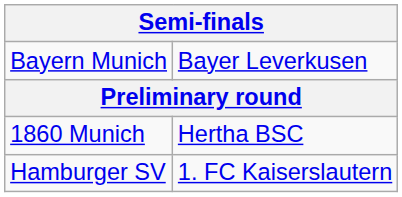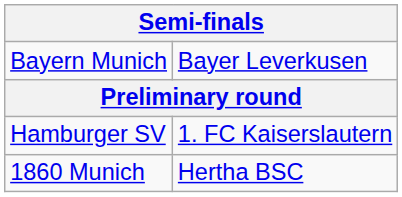rows swapped: (88, 172) <-> (78, 135)
